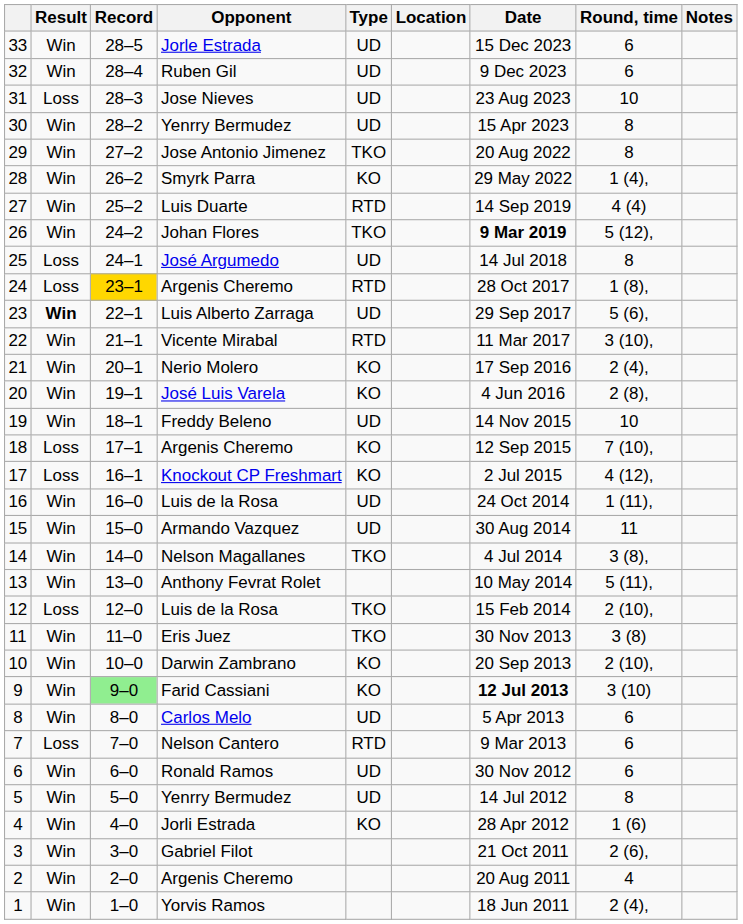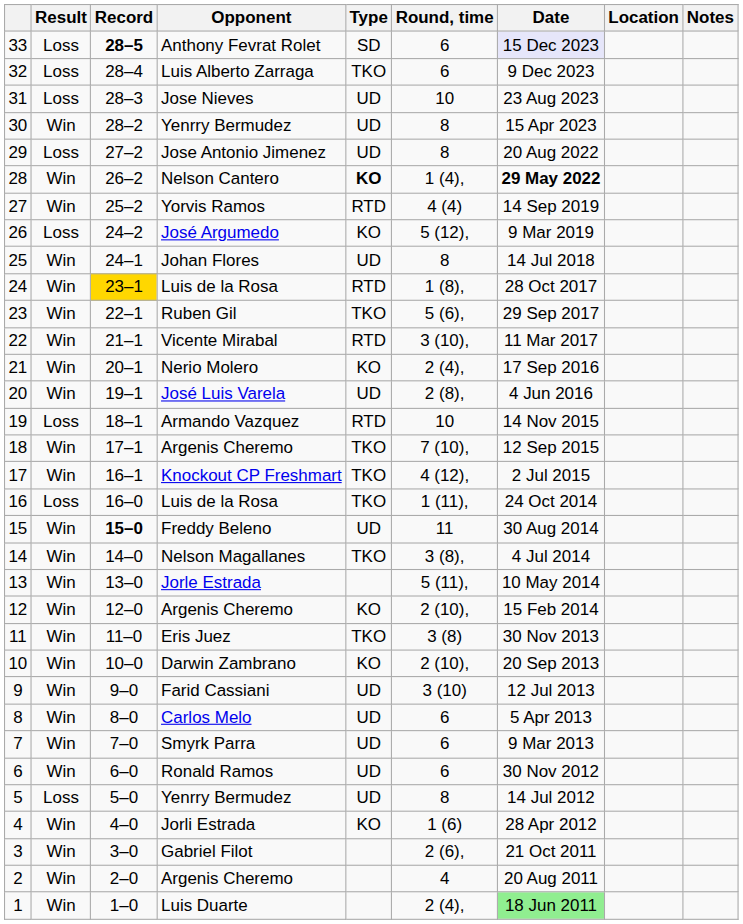columns swapped: (629, 17) <-> (431, 17)
(61, 44) Win -> (61, 44) Loss
(124, 44) normal -> (124, 44) bold
(211, 44) Jorle Estrada -> (241, 44) Anthony Fevrat Rolet
(369, 44) UD -> (369, 44) SD
(523, 44) no background -> (551, 44) lavender background
(61, 71) Win -> (61, 71) Loss
(199, 71) Ruben Gil -> (237, 71) Luis Alberto Zarraga
(369, 71) UD -> (369, 71) TKO
(61, 152) Win -> (61, 152) Loss
(369, 152) TKO -> (369, 152) UD
(208, 179) Smyrk Parra -> (220, 179) Nelson Cantero
(369, 179) normal -> (369, 179) bold
(523, 179) normal -> (551, 179) bold
(204, 206) Luis Duarte -> (213, 206) Yorvis Ramos
(61, 233) Win -> (61, 233) Loss
(210, 233) Johan Flores -> (220, 233) José Argumedo
(369, 233) TKO -> (369, 233) KO
(523, 233) bold -> (551, 233) normal
(61, 260) Loss -> (61, 260) Win
(220, 260) José Argumedo -> (210, 260) Johan Flores
(61, 286) Loss -> (61, 286) Win
(227, 286) Argenis Cheremo -> (219, 286) Luis de la Rosa
(61, 313) bold -> (61, 313) normal
(237, 313) Luis Alberto Zarraga -> (199, 313) Ruben Gil
(369, 313) UD -> (369, 313) TKO
(369, 394) KO -> (369, 394) UD
(61, 421) Win -> (61, 421) Loss
(216, 421) Freddy Beleno -> (230, 421) Armando Vazquez
(369, 421) UD -> (369, 421) RTD
(61, 448) Loss -> (61, 448) Win
(369, 448) KO -> (369, 448) TKO
(61, 475) Loss -> (61, 475) Win
(369, 475) KO -> (369, 475) TKO
(61, 502) Win -> (61, 502) Loss
(369, 502) UD -> (369, 502) TKO
(124, 529) normal -> (124, 529) bold
(230, 529) Armando Vazquez -> (216, 529) Freddy Beleno
(241, 582) Anthony Fevrat Rolet -> (211, 582) Jorle Estrada
(61, 609) Loss -> (61, 609) Win
(219, 609) Luis de la Rosa -> (227, 609) Argenis Cheremo
(369, 609) TKO -> (369, 609) KO
(124, 690) lightgreen background -> (124, 690) no background
(369, 690) KO -> (369, 690) UD
(523, 690) bold -> (551, 690) normal
(61, 744) Loss -> (61, 744) Win
(220, 744) Nelson Cantero -> (208, 744) Smyrk Parra
(369, 744) RTD -> (369, 744) UD
(61, 797) Win -> (61, 797) Loss
(213, 905) Yorvis Ramos -> (204, 905) Luis Duarte
(523, 905) no background -> (551, 905) lightgreen background
